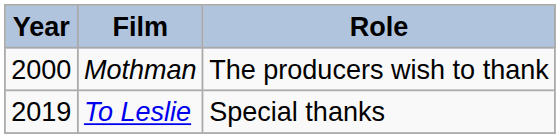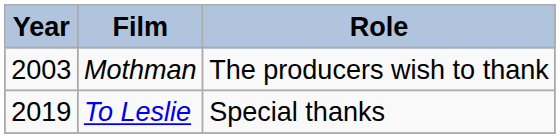(41, 69) 2000 -> (41, 69) 2003
